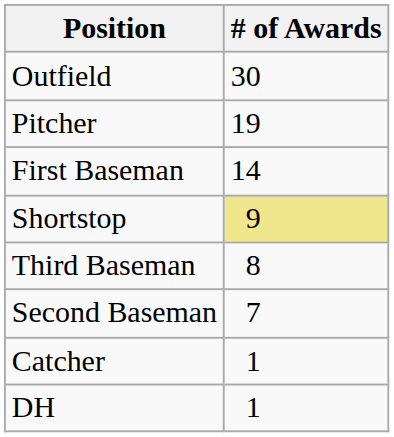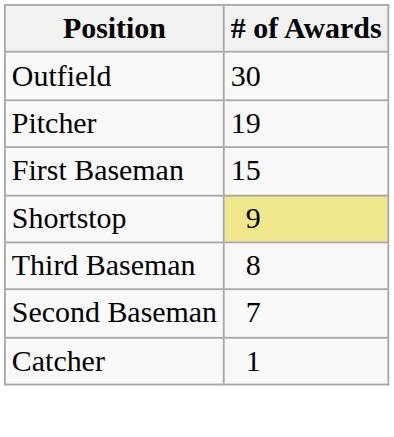(246, 170) 14 -> (246, 170) 15
- row: (33, 407)
